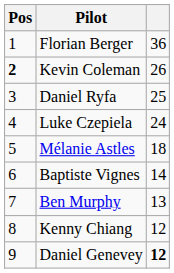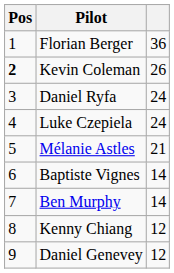(158, 96) 25 -> (158, 96) 24
(158, 149) 18 -> (158, 149) 21
(158, 202) 13 -> (158, 202) 14
(158, 254) bold -> (158, 254) normal
